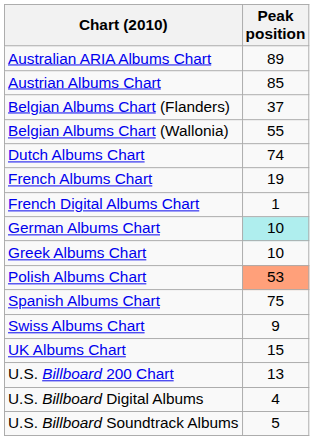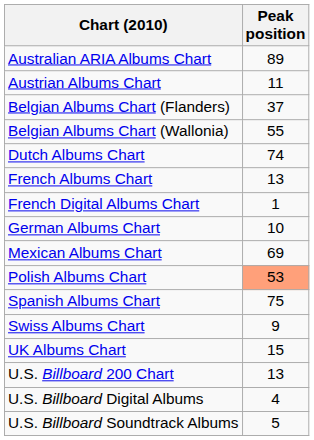(275, 82) 85 -> (275, 82) 11
(275, 180) 19 -> (275, 180) 13
(275, 228) paleturquoise background -> (275, 228) no background
- row: (77, 253)
+ row: (85, 253)
